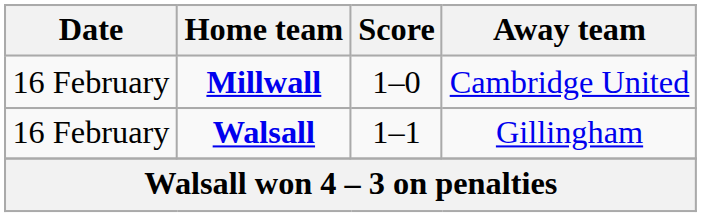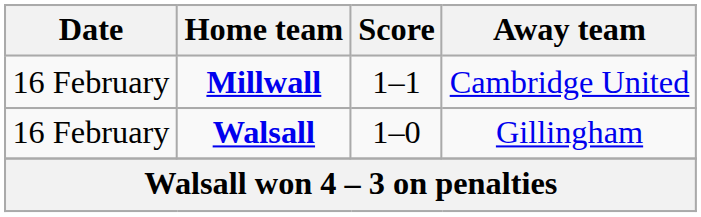(396, 81) 1–0 -> (396, 81) 1–1
(396, 132) 1–1 -> (396, 132) 1–0
